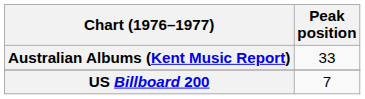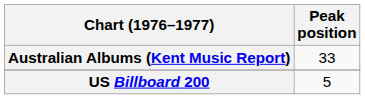(327, 81) 7 -> (327, 81) 5
